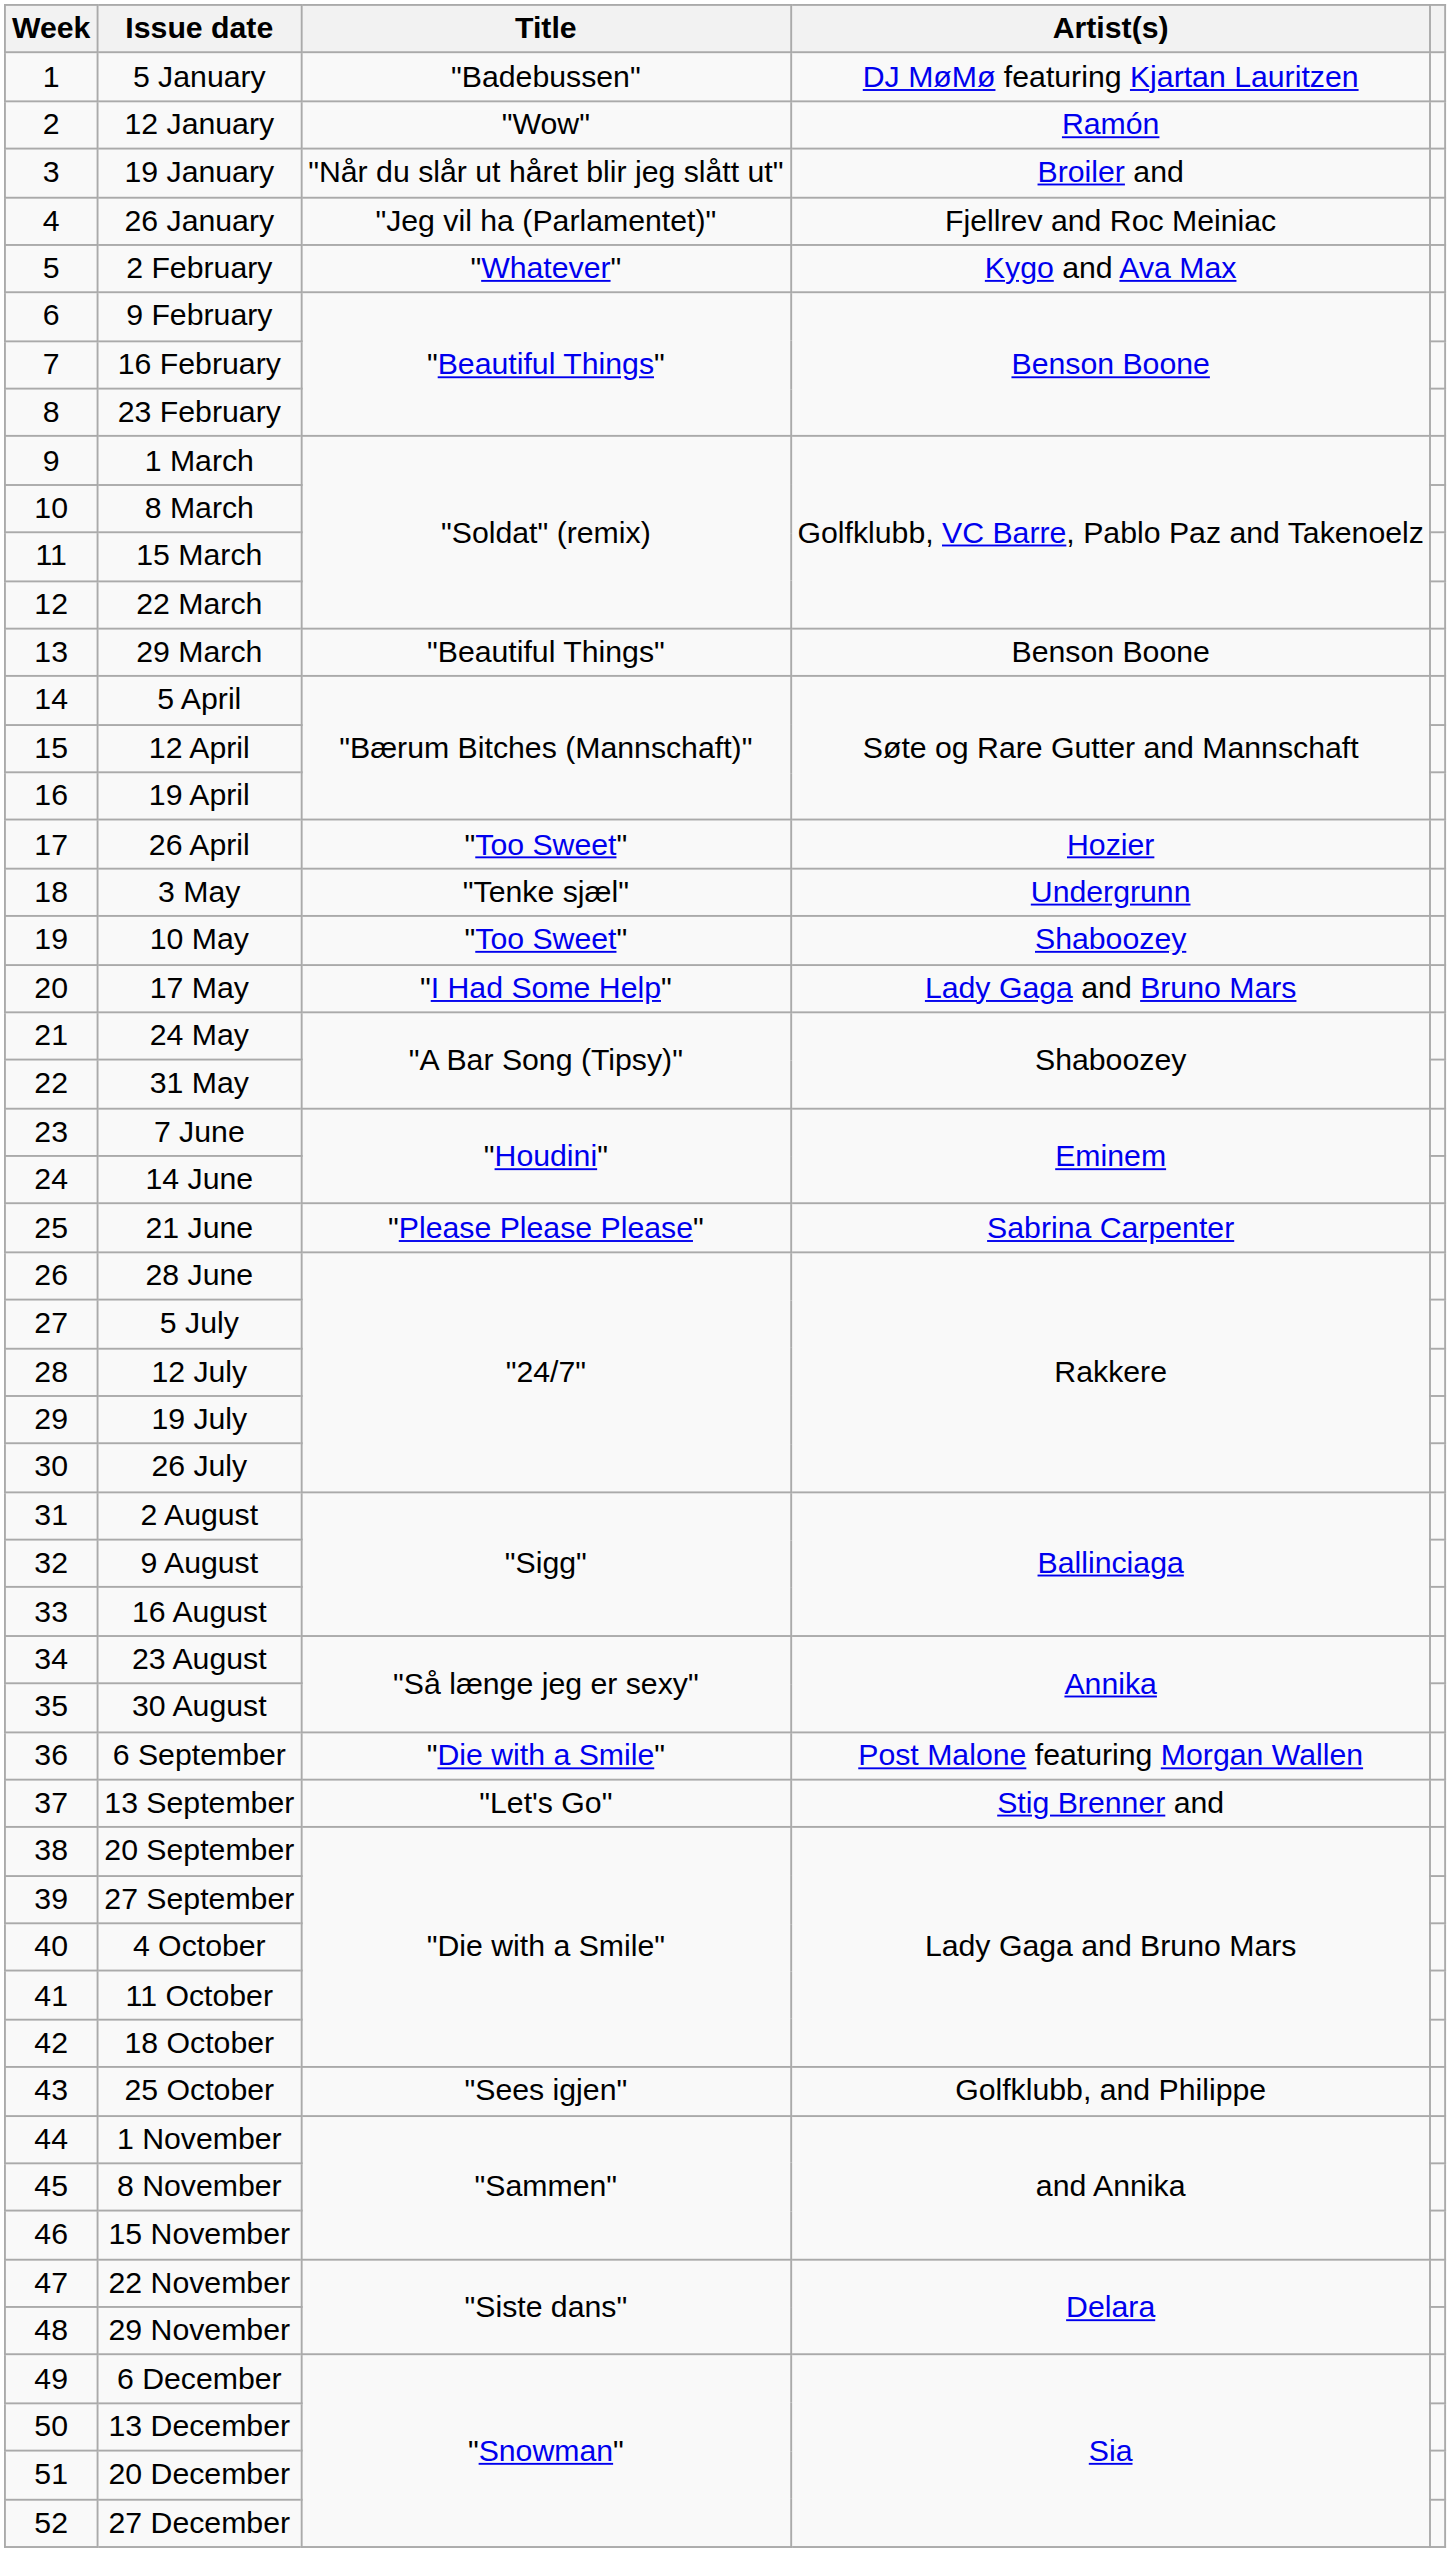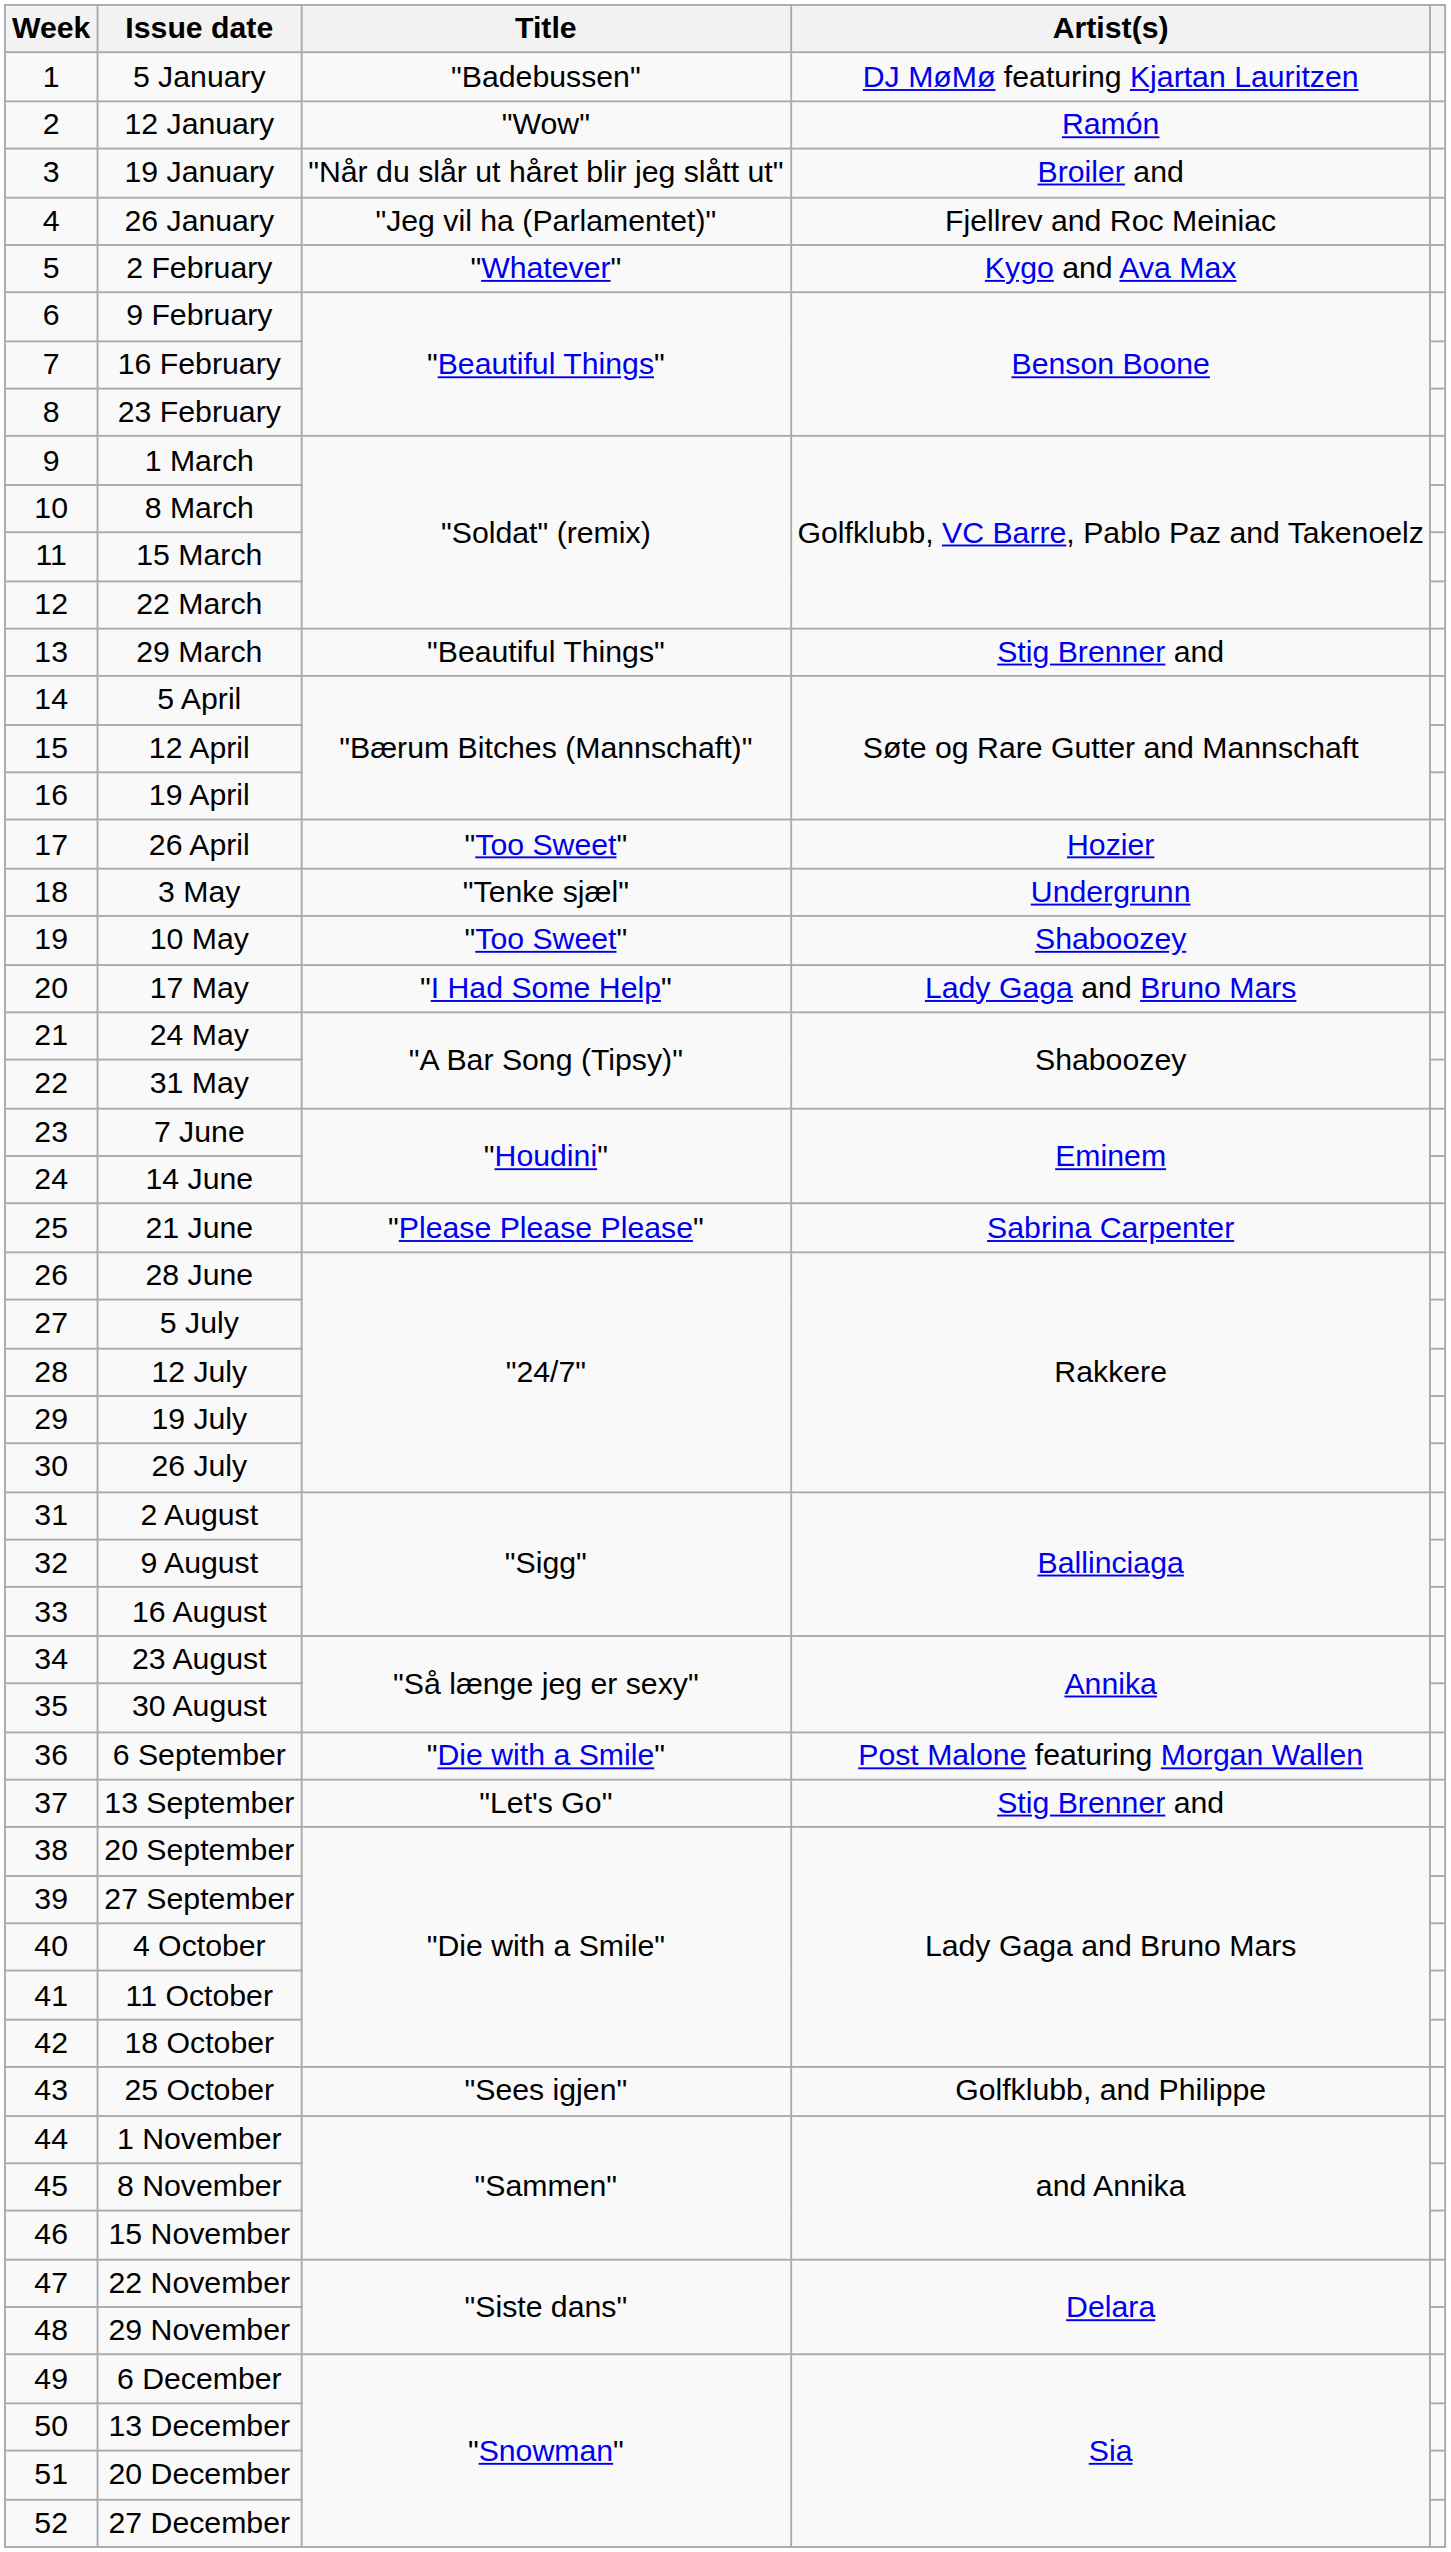(1111, 651) Benson Boone -> (1111, 651) Stig Brenner and
